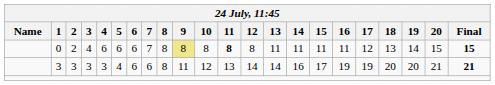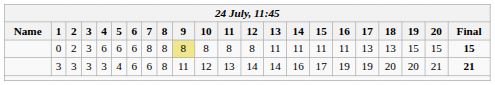(89, 48) 4 -> (89, 48) 3
(149, 48) 7 -> (149, 48) 8
(229, 48) bold -> (229, 48) normal
(367, 48) 12 -> (367, 48) 13
(413, 48) 14 -> (413, 48) 15
